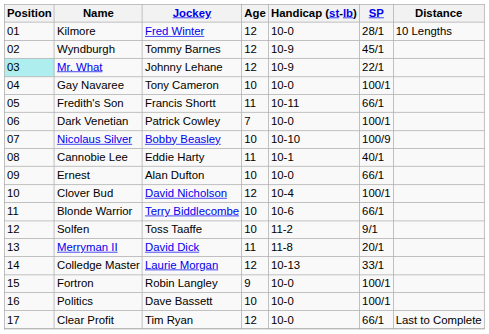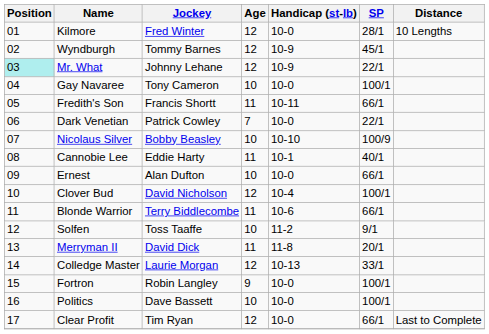(376, 121) 100/1 -> (373, 121) 22/1
(251, 211) 10 -> (250, 211) 11
